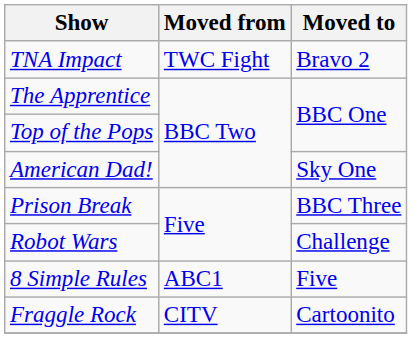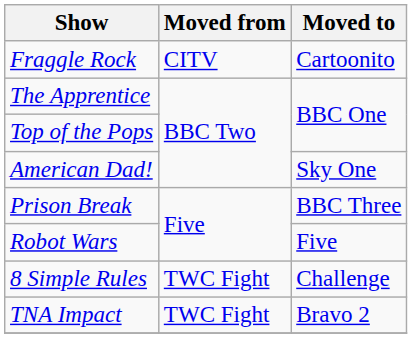rows swapped: (66, 59) <-> (73, 315)
(343, 242) Challenge -> (317, 242) Five
(193, 278) ABC1 -> (217, 278) TWC Fight
(317, 278) Five -> (343, 278) Challenge
